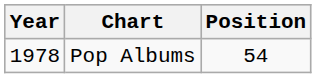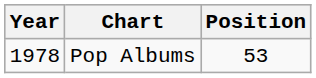(256, 56) 54 -> (256, 56) 53
